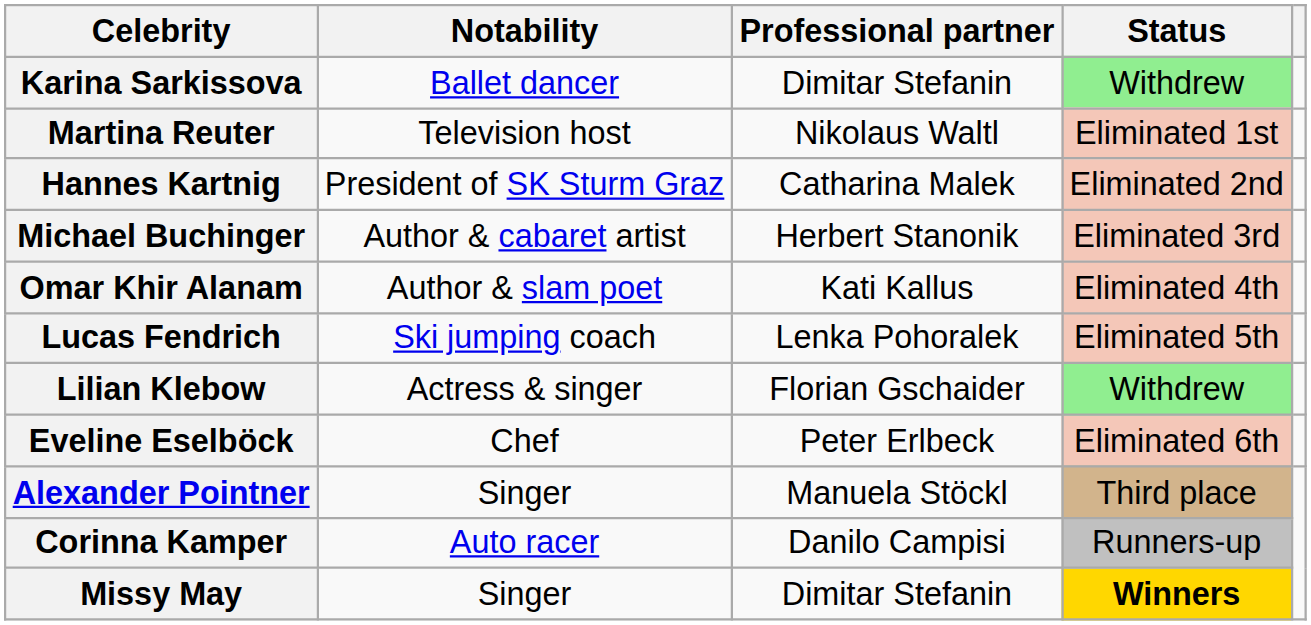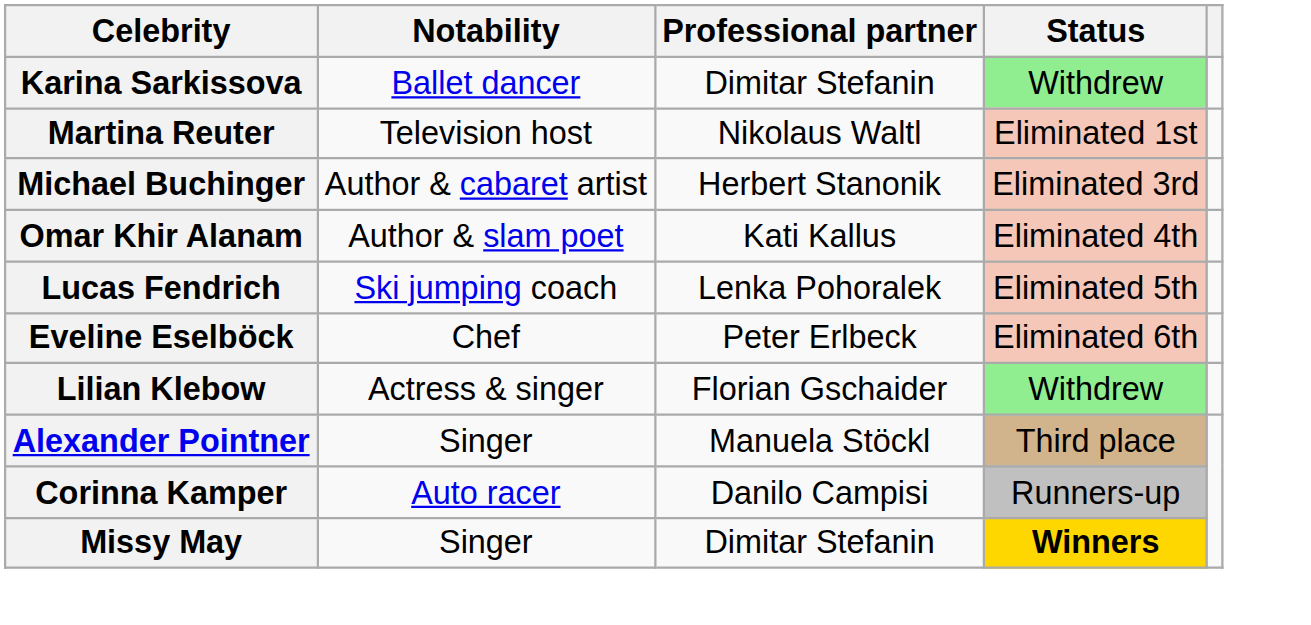- row: (161, 185)
rows swapped: (161, 441) <-> (161, 389)
